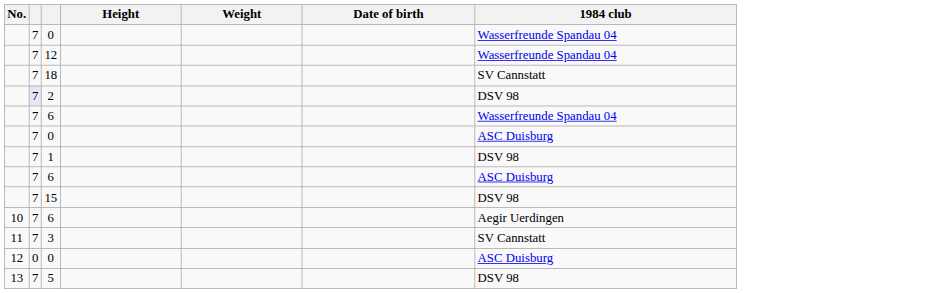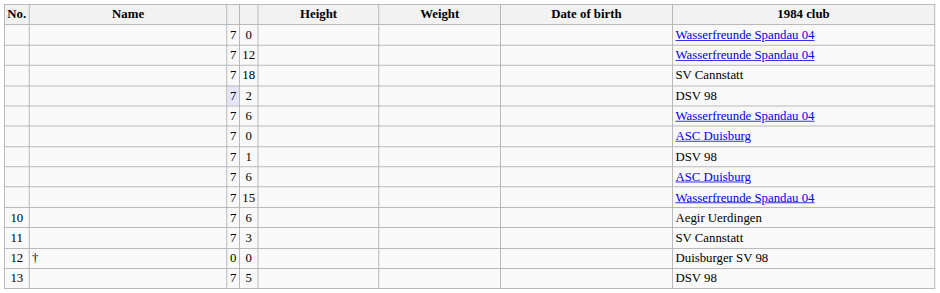+ column: (128, 14)
(498, 197) DSV 98 -> (745, 197) Wasserfreunde Spandau 04
(515, 258) ASC Duisburg -> (722, 258) Duisburger SV 98
